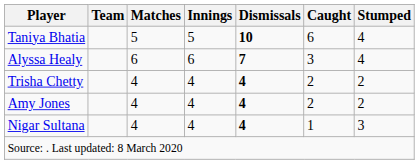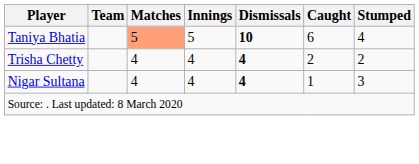(134, 37) no background -> (134, 37) lightsalmon background
- row: (45, 59)
- row: (39, 103)
